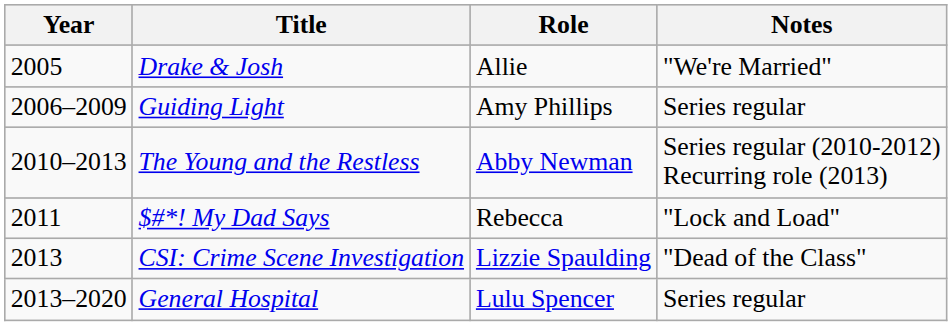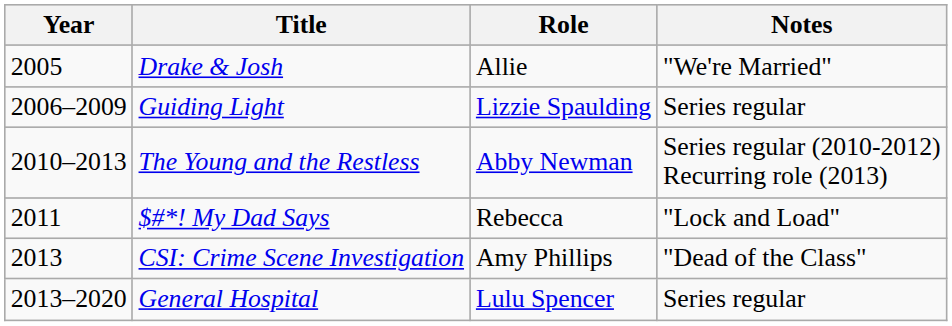(544, 106) Amy Phillips -> (564, 106) Lizzie Spaulding
(564, 258) Lizzie Spaulding -> (544, 258) Amy Phillips
